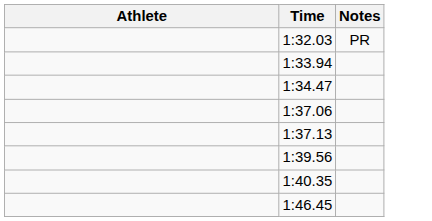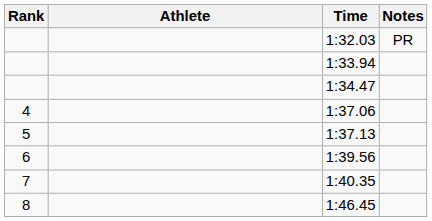+ column: (26, 16)
